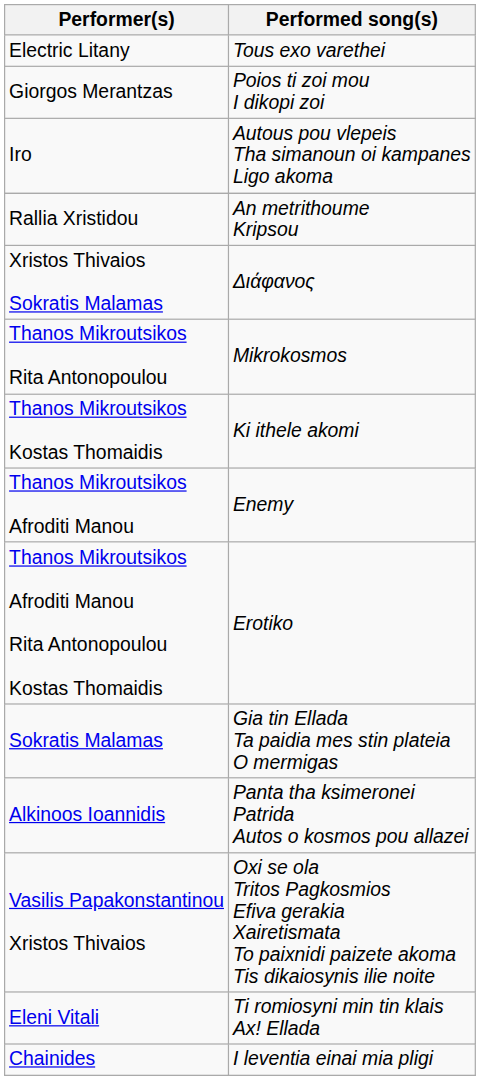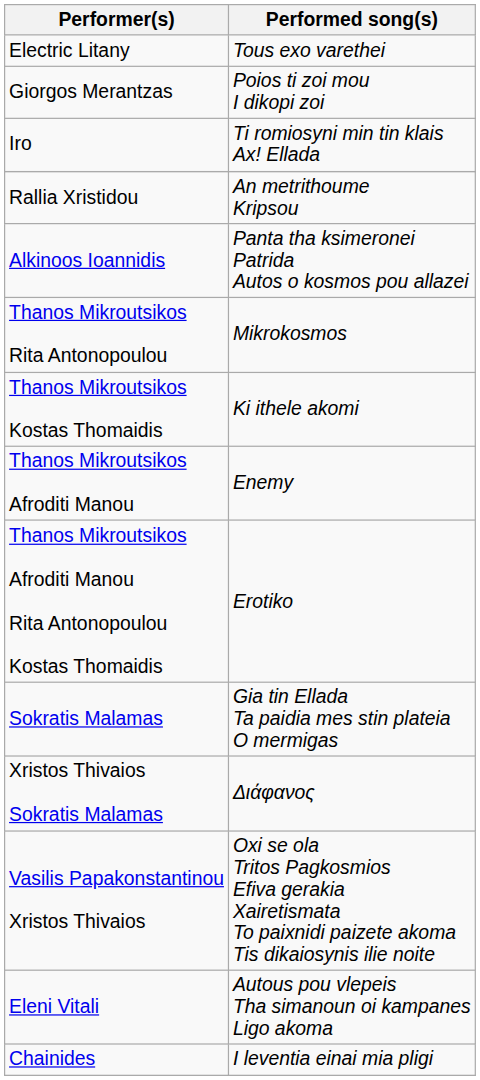(352, 155) Autous pou vlepeis Tha simanoun oi kampanes Ligo akoma -> (338, 144) Ti romiosyni min tin klais Ax! Ellada
rows swapped: (87, 814) <-> (86, 282)
(338, 1017) Ti romiosyni min tin klais Ax! Ellada -> (352, 1007) Autous pou vlepeis Tha simanoun oi kampanes Ligo akoma
